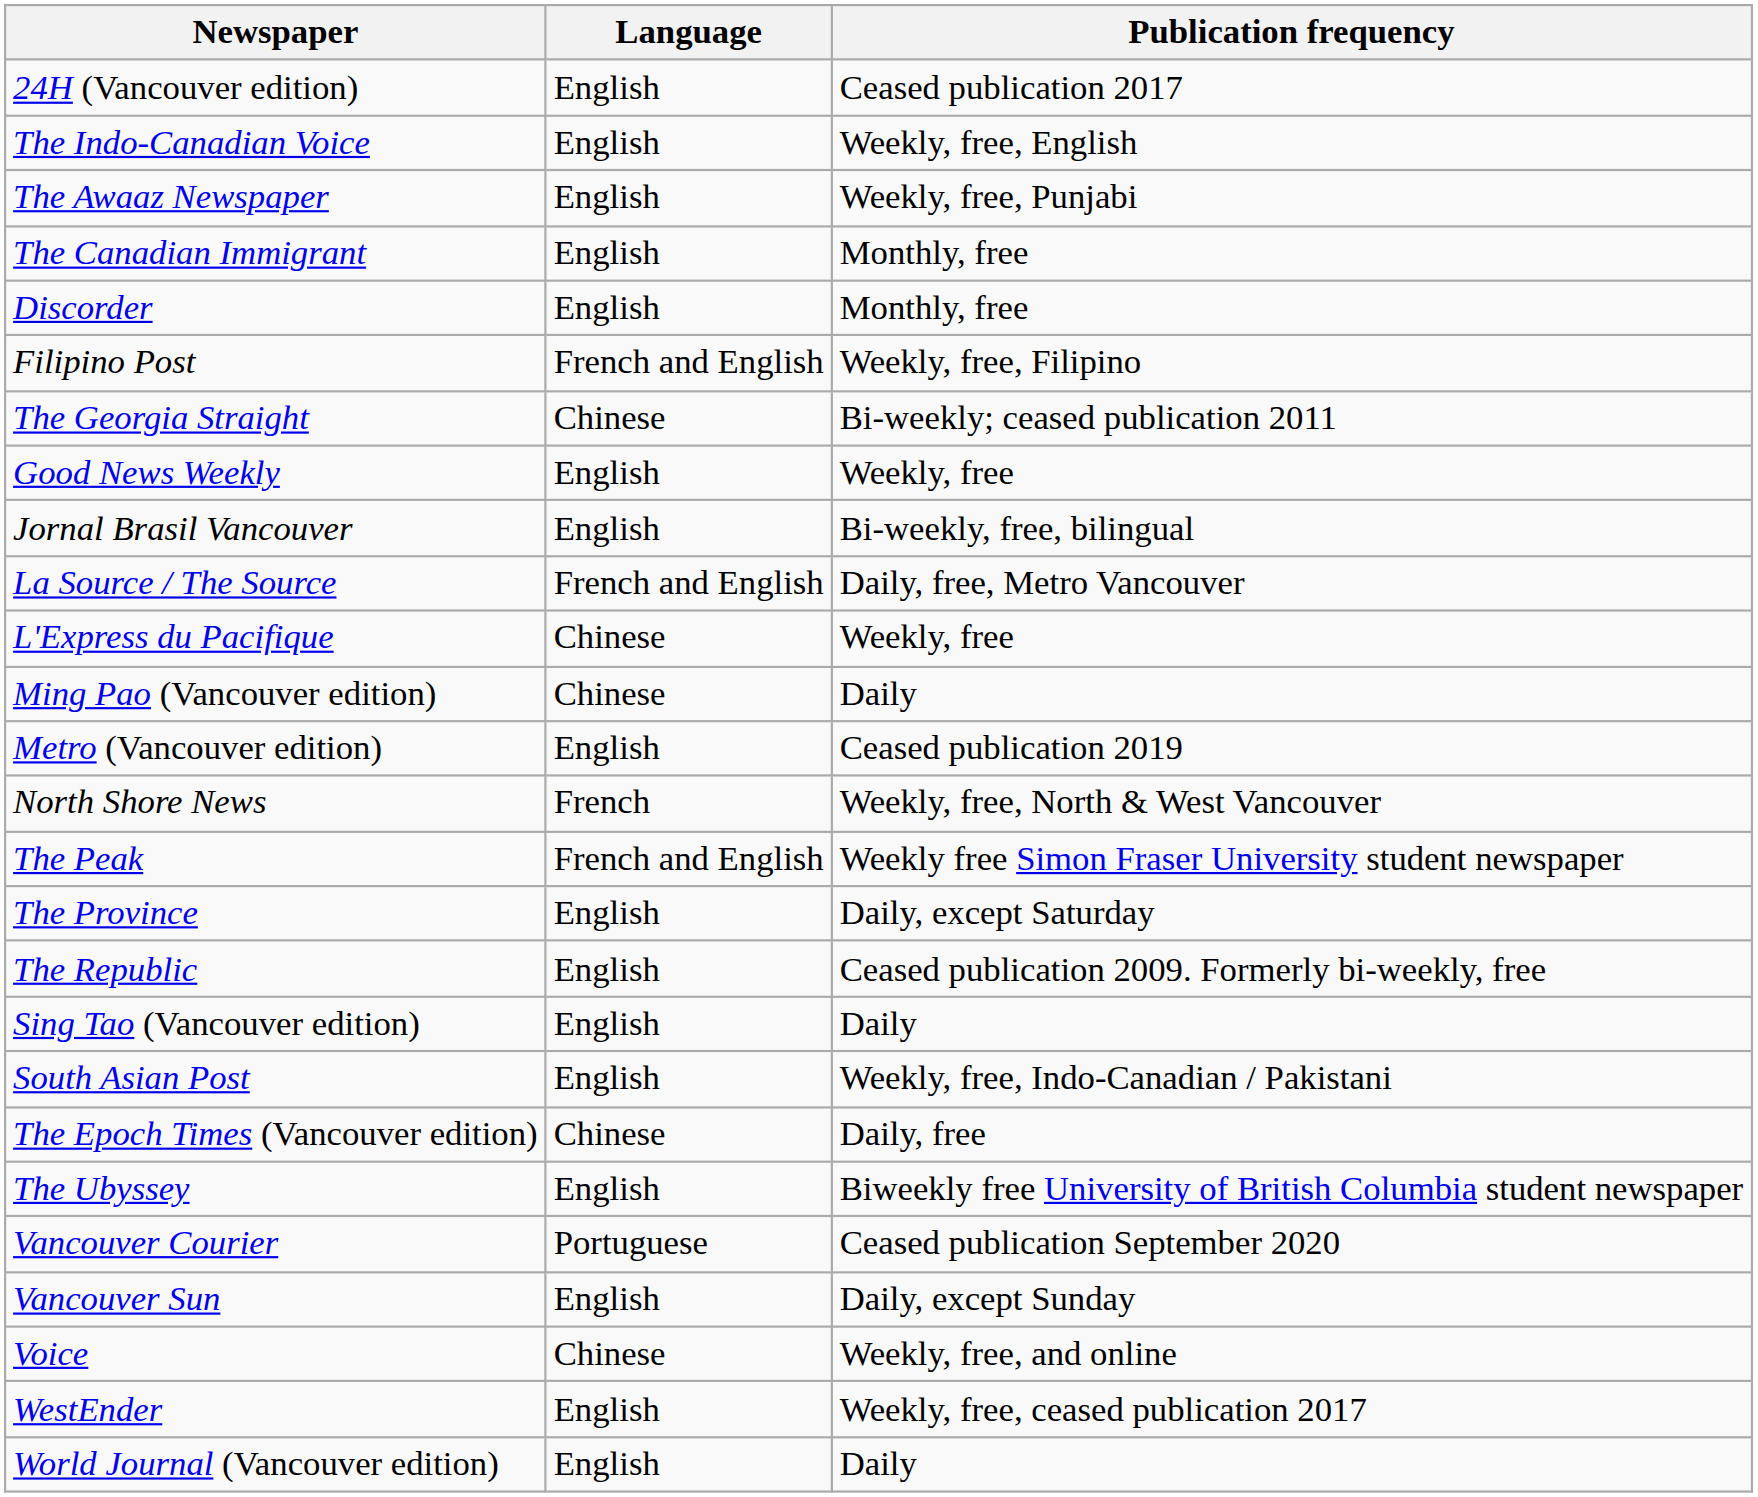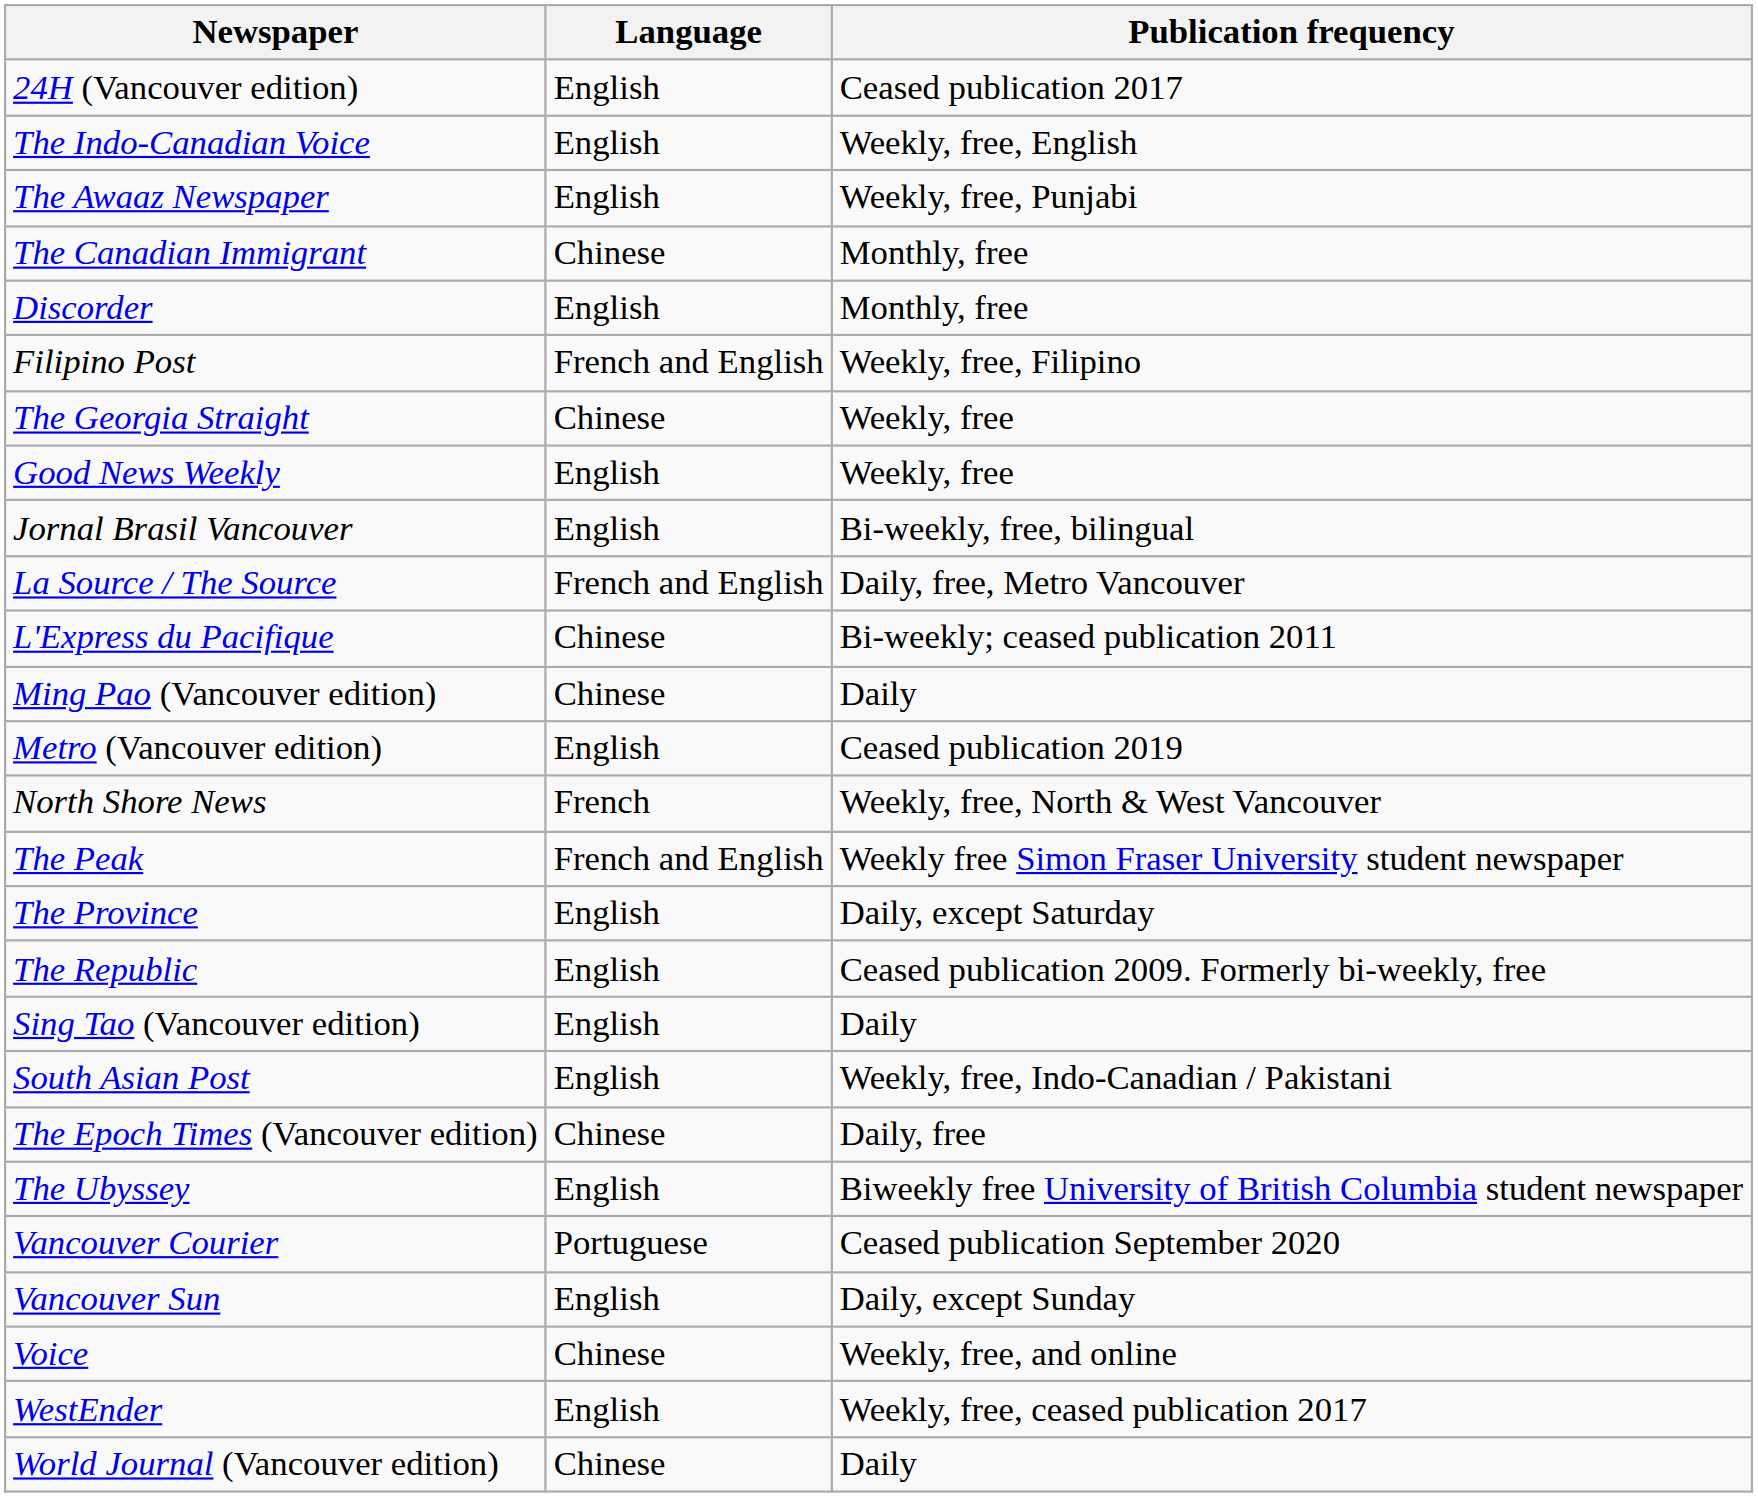(607, 252) English -> (610, 252) Chinese
(1088, 417) Bi-weekly; ceased publication 2011 -> (927, 417) Weekly, free
(927, 637) Weekly, free -> (1088, 637) Bi-weekly; ceased publication 2011
(607, 1463) English -> (610, 1463) Chinese
